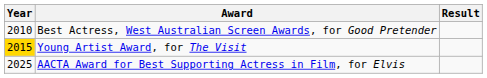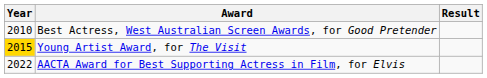(20, 64) 2025 -> (20, 64) 2022
